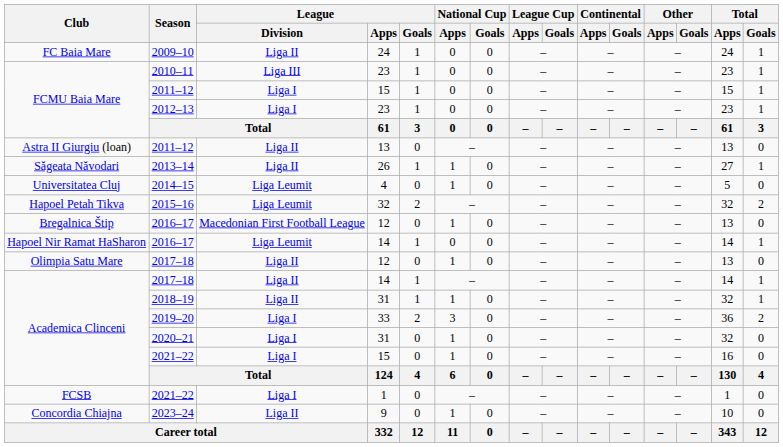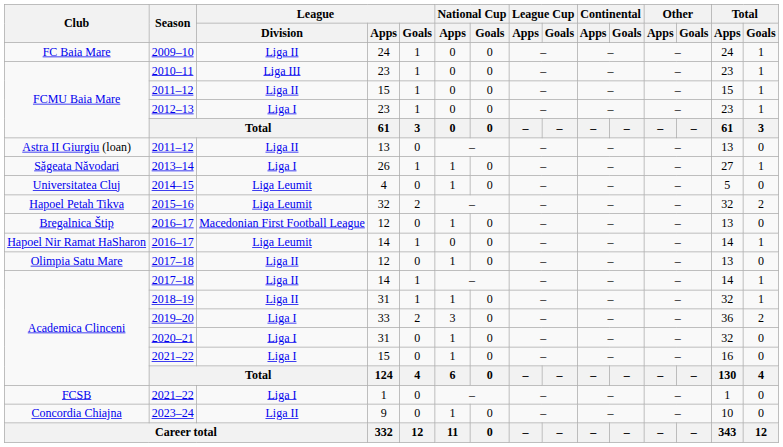(282, 90) Liga I -> (282, 90) Liga II
(282, 166) Liga II -> (282, 166) Liga I
